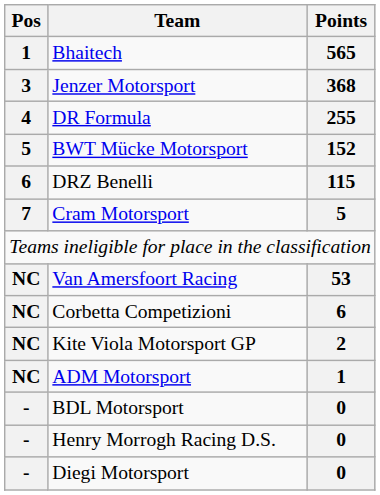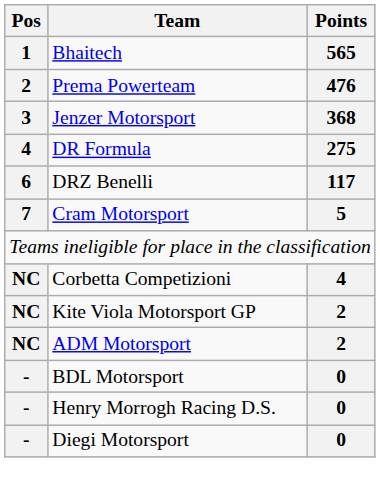+ row: (124, 84)
(341, 117) 255 -> (341, 149) 275
- row: (150, 149)
(341, 181) 115 -> (341, 181) 117
- row: (145, 278)
(341, 311) 6 -> (341, 278) 4
(341, 375) 1 -> (341, 343) 2
